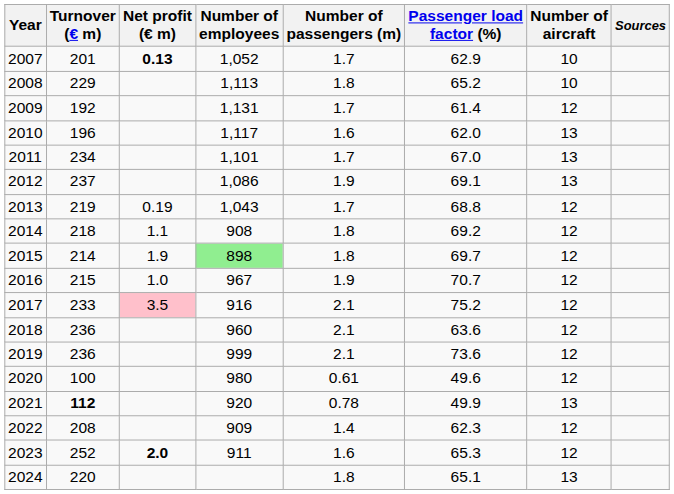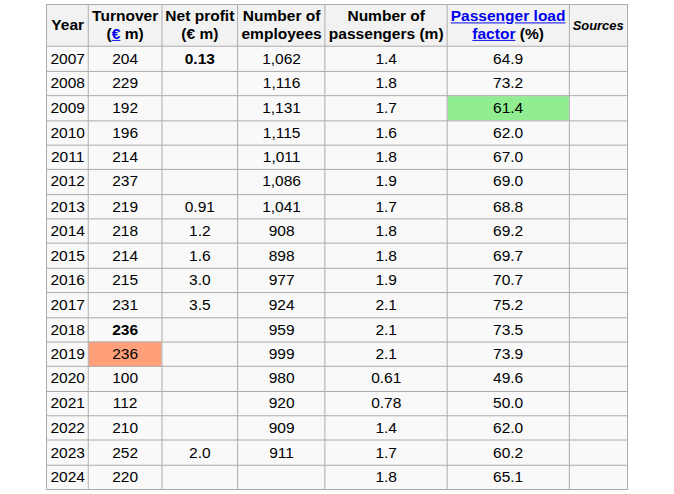- column: (569, 25)
(83, 58) 201 -> (125, 58) 204
(239, 58) 1,052 -> (282, 58) 1,062
(344, 58) 1.7 -> (386, 58) 1.4
(466, 58) 62.9 -> (508, 58) 64.9
(239, 83) 1,113 -> (282, 83) 1,116
(466, 83) 65.2 -> (508, 83) 73.2
(466, 108) no background -> (508, 108) lightgreen background
(239, 132) 1,117 -> (282, 132) 1,115
(83, 157) 234 -> (125, 157) 214
(239, 157) 1,101 -> (282, 157) 1,011
(344, 157) 1.7 -> (386, 157) 1.8
(466, 181) 69.1 -> (508, 181) 69.0
(157, 206) 0.19 -> (200, 206) 0.91
(239, 206) 1,043 -> (282, 206) 1,041
(157, 231) 1.1 -> (200, 231) 1.2
(157, 255) 1.9 -> (200, 255) 1.6
(239, 255) lightgreen background -> (282, 255) no background
(157, 280) 1.0 -> (200, 280) 3.0
(239, 280) 967 -> (282, 280) 977
(83, 305) 233 -> (125, 305) 231
(157, 305) pink background -> (200, 305) no background
(239, 305) 916 -> (282, 305) 924
(83, 329) normal -> (125, 329) bold
(239, 329) 960 -> (282, 329) 959
(466, 329) 63.6 -> (508, 329) 73.5
(83, 354) no background -> (125, 354) lightsalmon background
(466, 354) 73.6 -> (508, 354) 73.9
(83, 403) bold -> (125, 403) normal
(466, 403) 49.9 -> (508, 403) 50.0
(83, 428) 208 -> (125, 428) 210
(466, 428) 62.3 -> (508, 428) 62.0
(157, 452) bold -> (200, 452) normal
(344, 452) 1.6 -> (386, 452) 1.7
(466, 452) 65.3 -> (508, 452) 60.2
